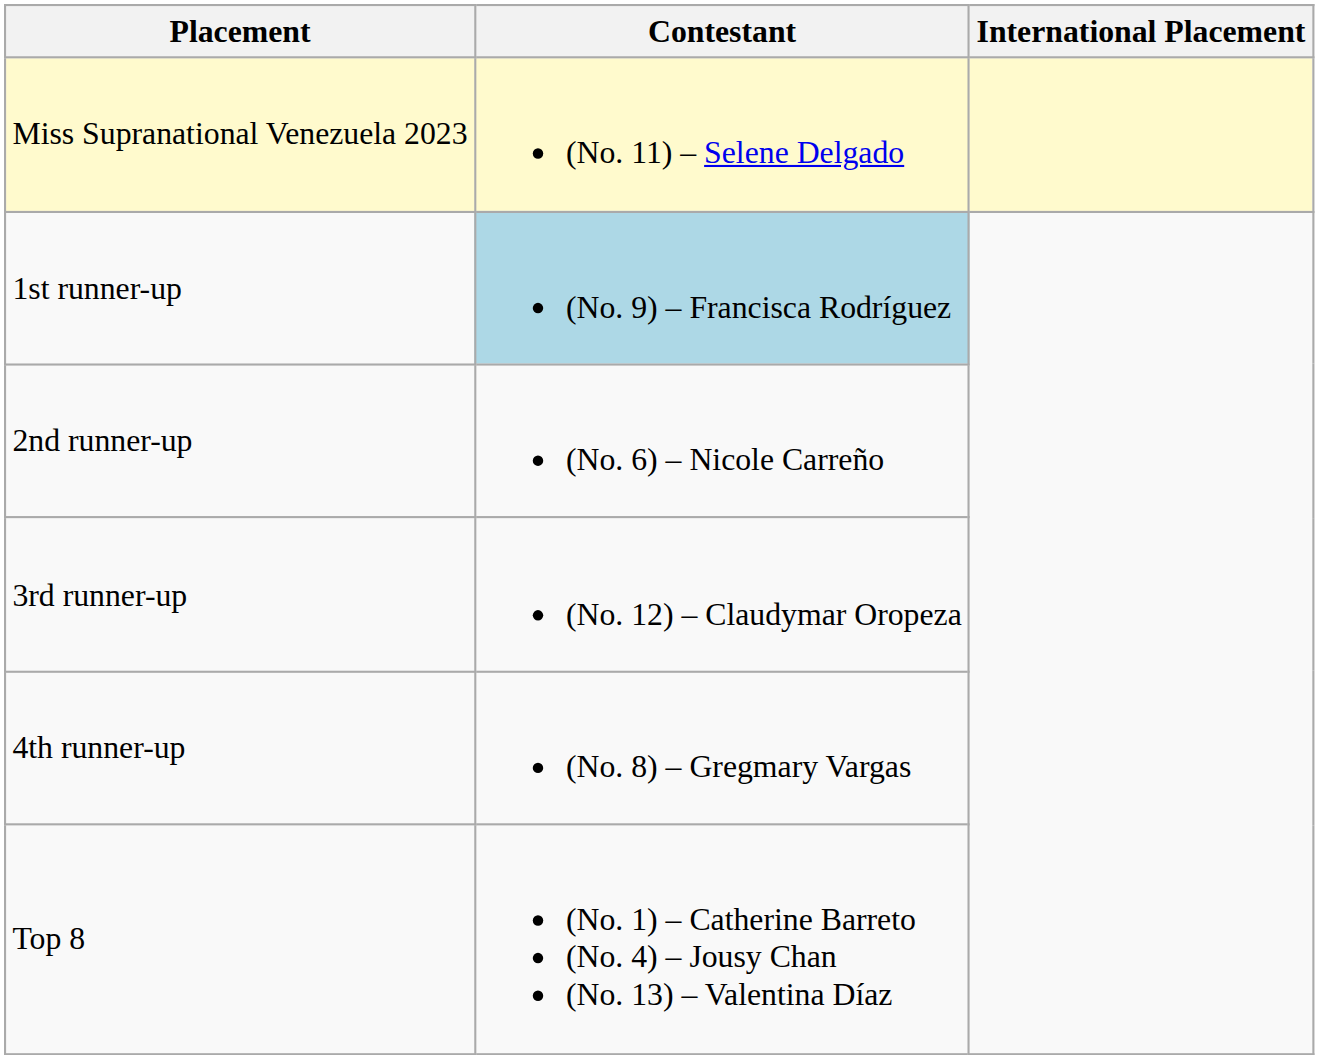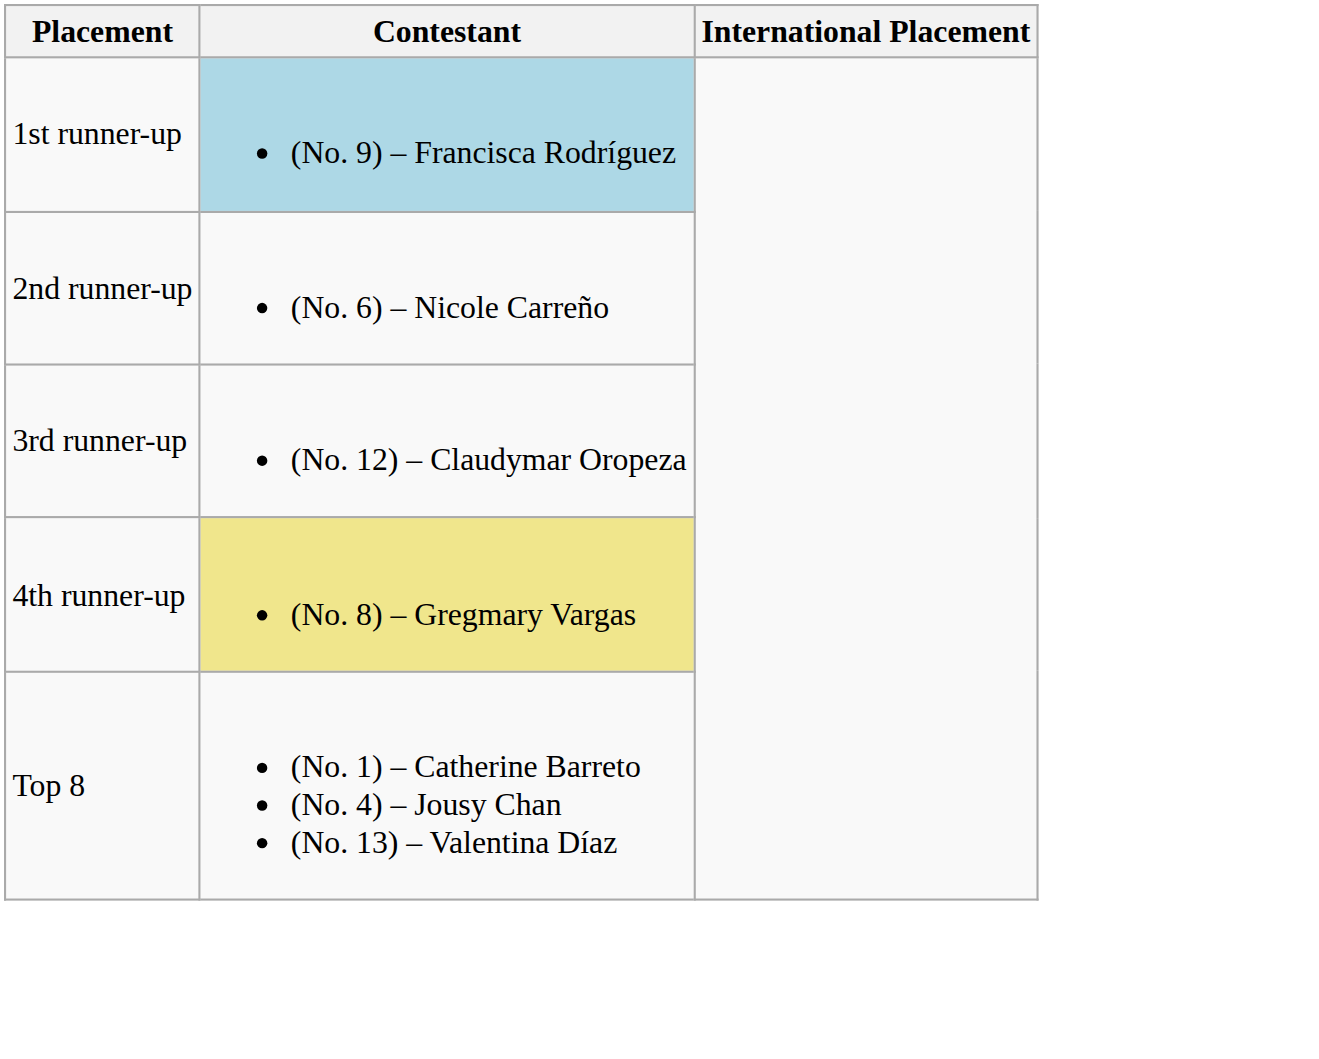- row: (240, 133)
(722, 767) no background -> (447, 614) khaki background
